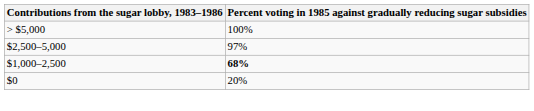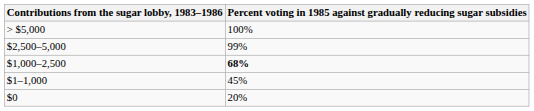(237, 47) 97% -> (237, 47) 99%
+ row: (27, 81)
